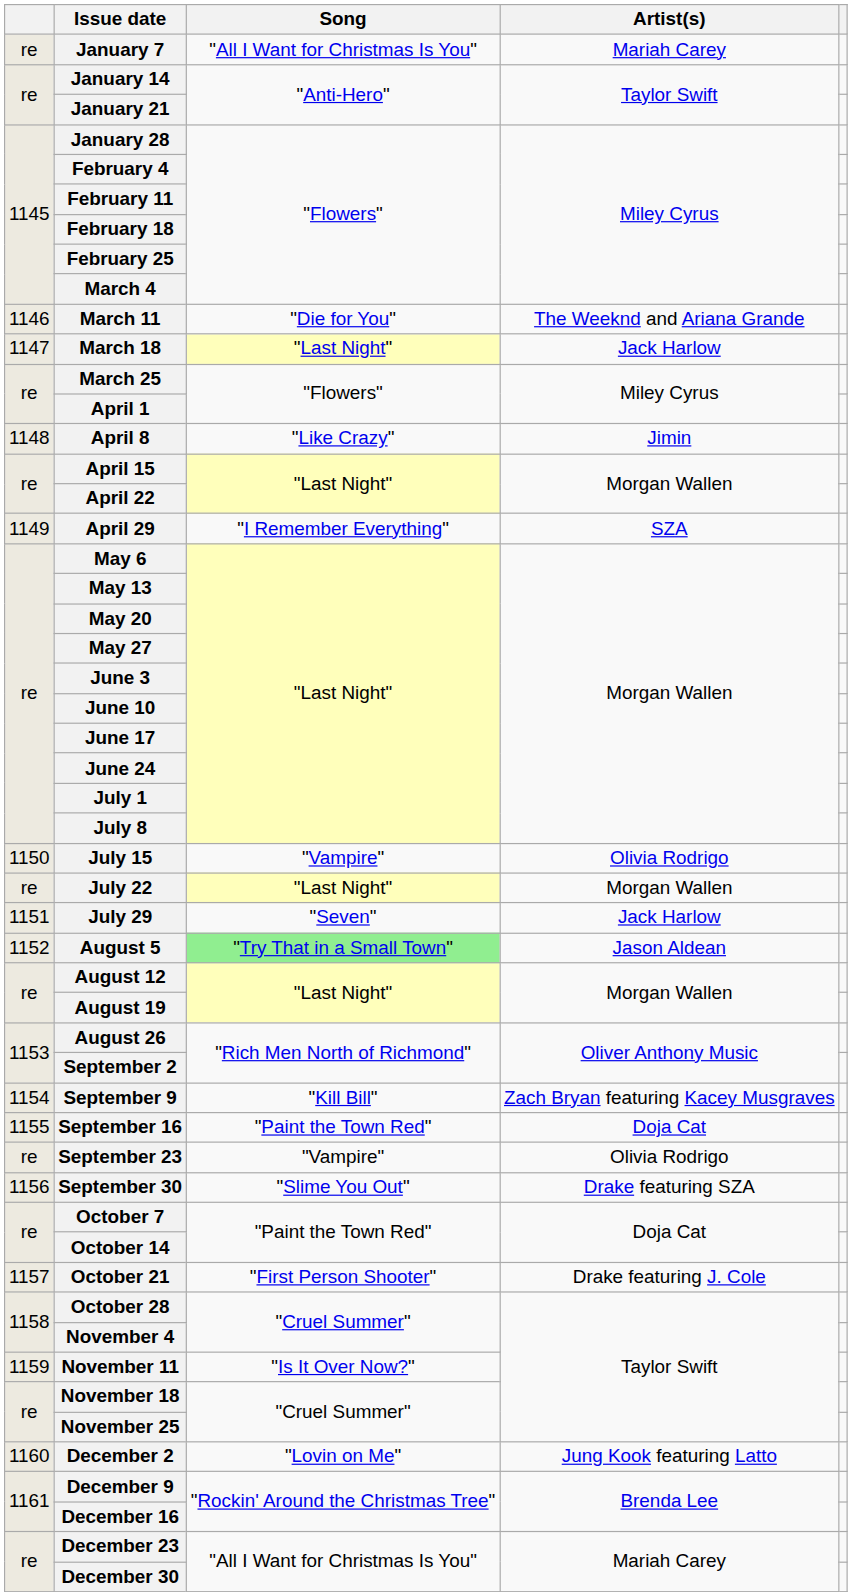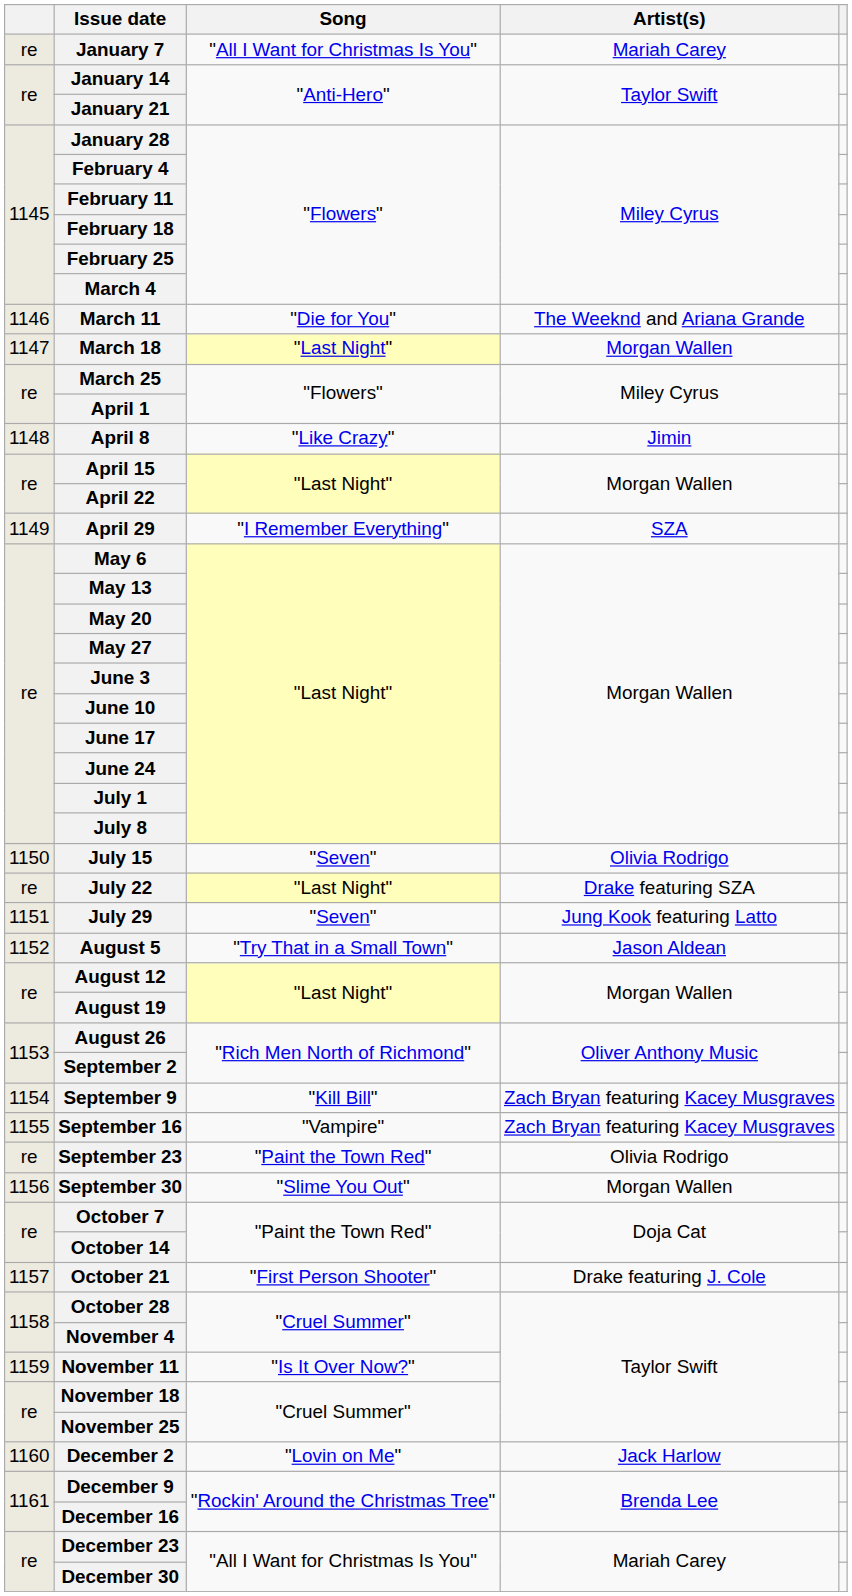(669, 348) Jack Harlow -> (669, 348) Morgan Wallen
(343, 857) "Vampire" -> (343, 857) "Seven"
(669, 887) Morgan Wallen -> (669, 887) Drake featuring SZA
(669, 917) Jack Harlow -> (669, 917) Jung Kook featuring Latto
(343, 947) lightgreen background -> (343, 947) no background
(343, 1127) "Paint the Town Red" -> (343, 1127) "Vampire"
(669, 1127) Doja Cat -> (669, 1127) Zach Bryan featuring Kacey Musgraves
(343, 1157) "Vampire" -> (343, 1157) "Paint the Town Red"
(669, 1187) Drake featuring SZA -> (669, 1187) Morgan Wallen
(669, 1456) Jung Kook featuring Latto -> (669, 1456) Jack Harlow
